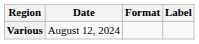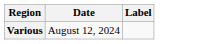- column: (143, 13)
